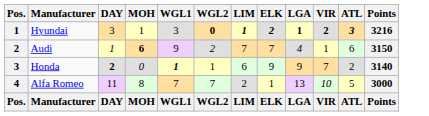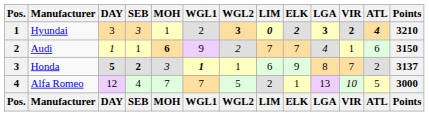+ column: (138, 12)
(176, 30) 3 -> (201, 30) 2
(213, 30) 0 -> (238, 30) 3
(244, 30) 1 -> (270, 30) 0
(299, 30) 1 -> (325, 30) 3
(352, 30) 3 -> (377, 30) 4
(382, 30) 3216 -> (407, 30) 3210
(112, 66) 2 -> (112, 66) 5
(142, 66) 0 -> (167, 66) 3
(299, 66) 9 -> (325, 66) 8
(382, 66) 3140 -> (407, 66) 3137
(112, 83) 11 -> (112, 83) 12
(142, 83) 8 -> (167, 83) 7
(213, 83) 7 -> (238, 83) 5
